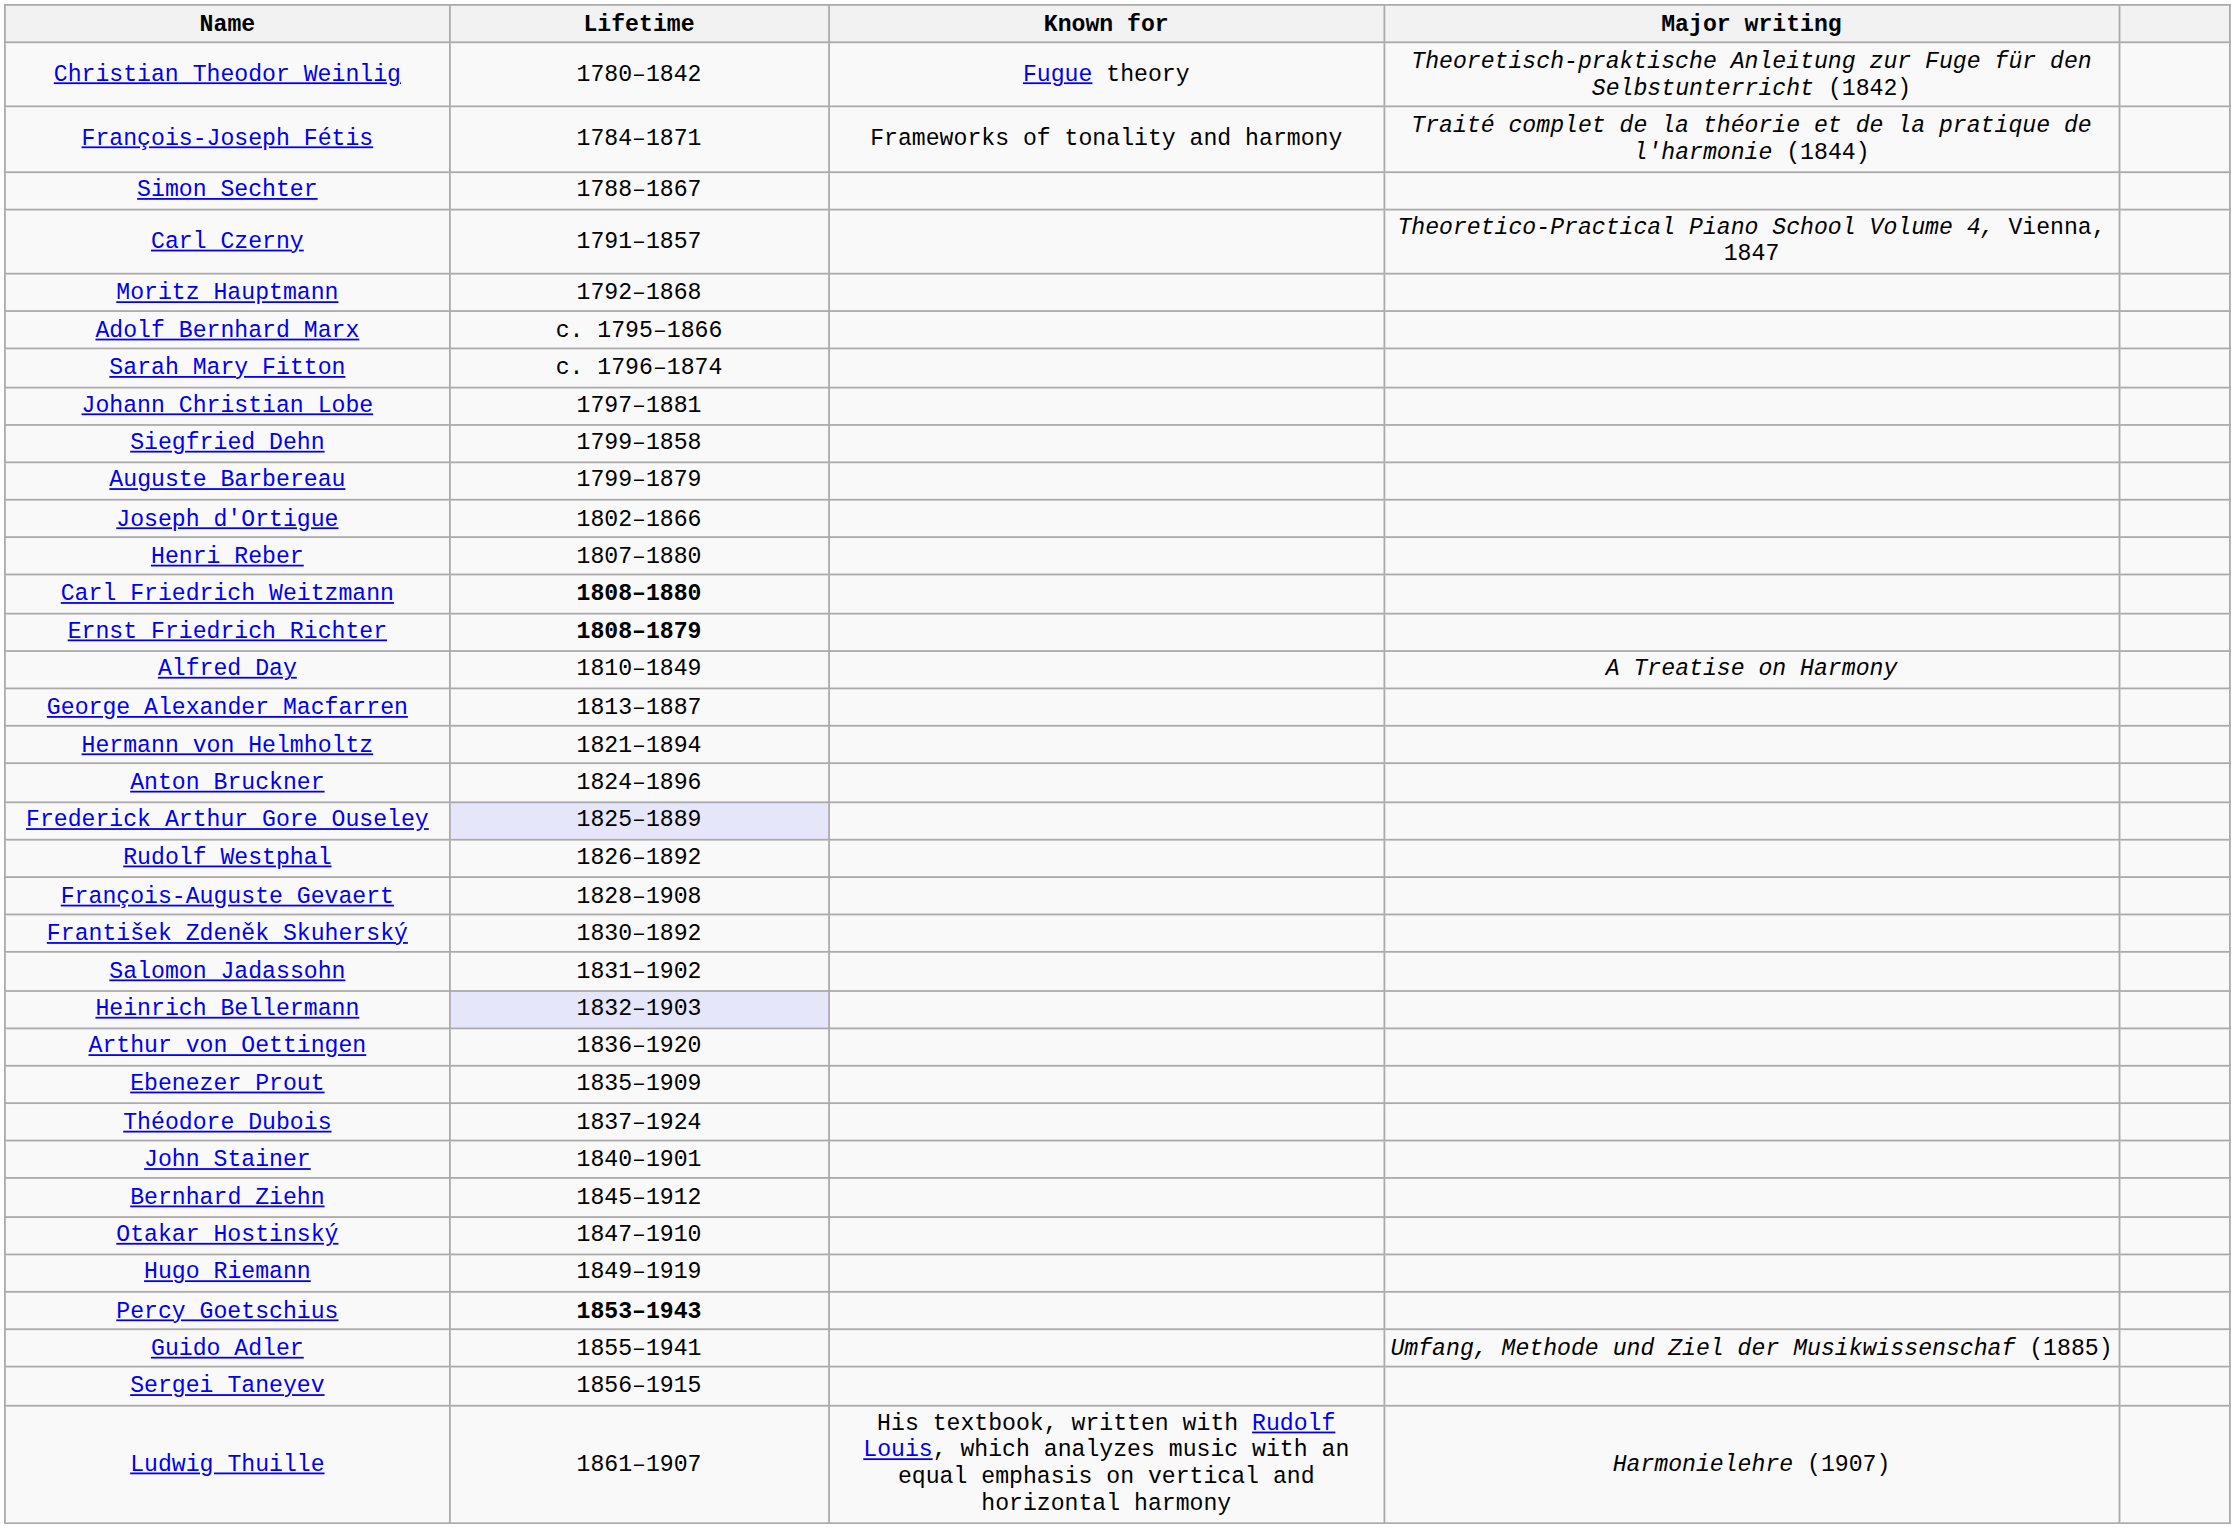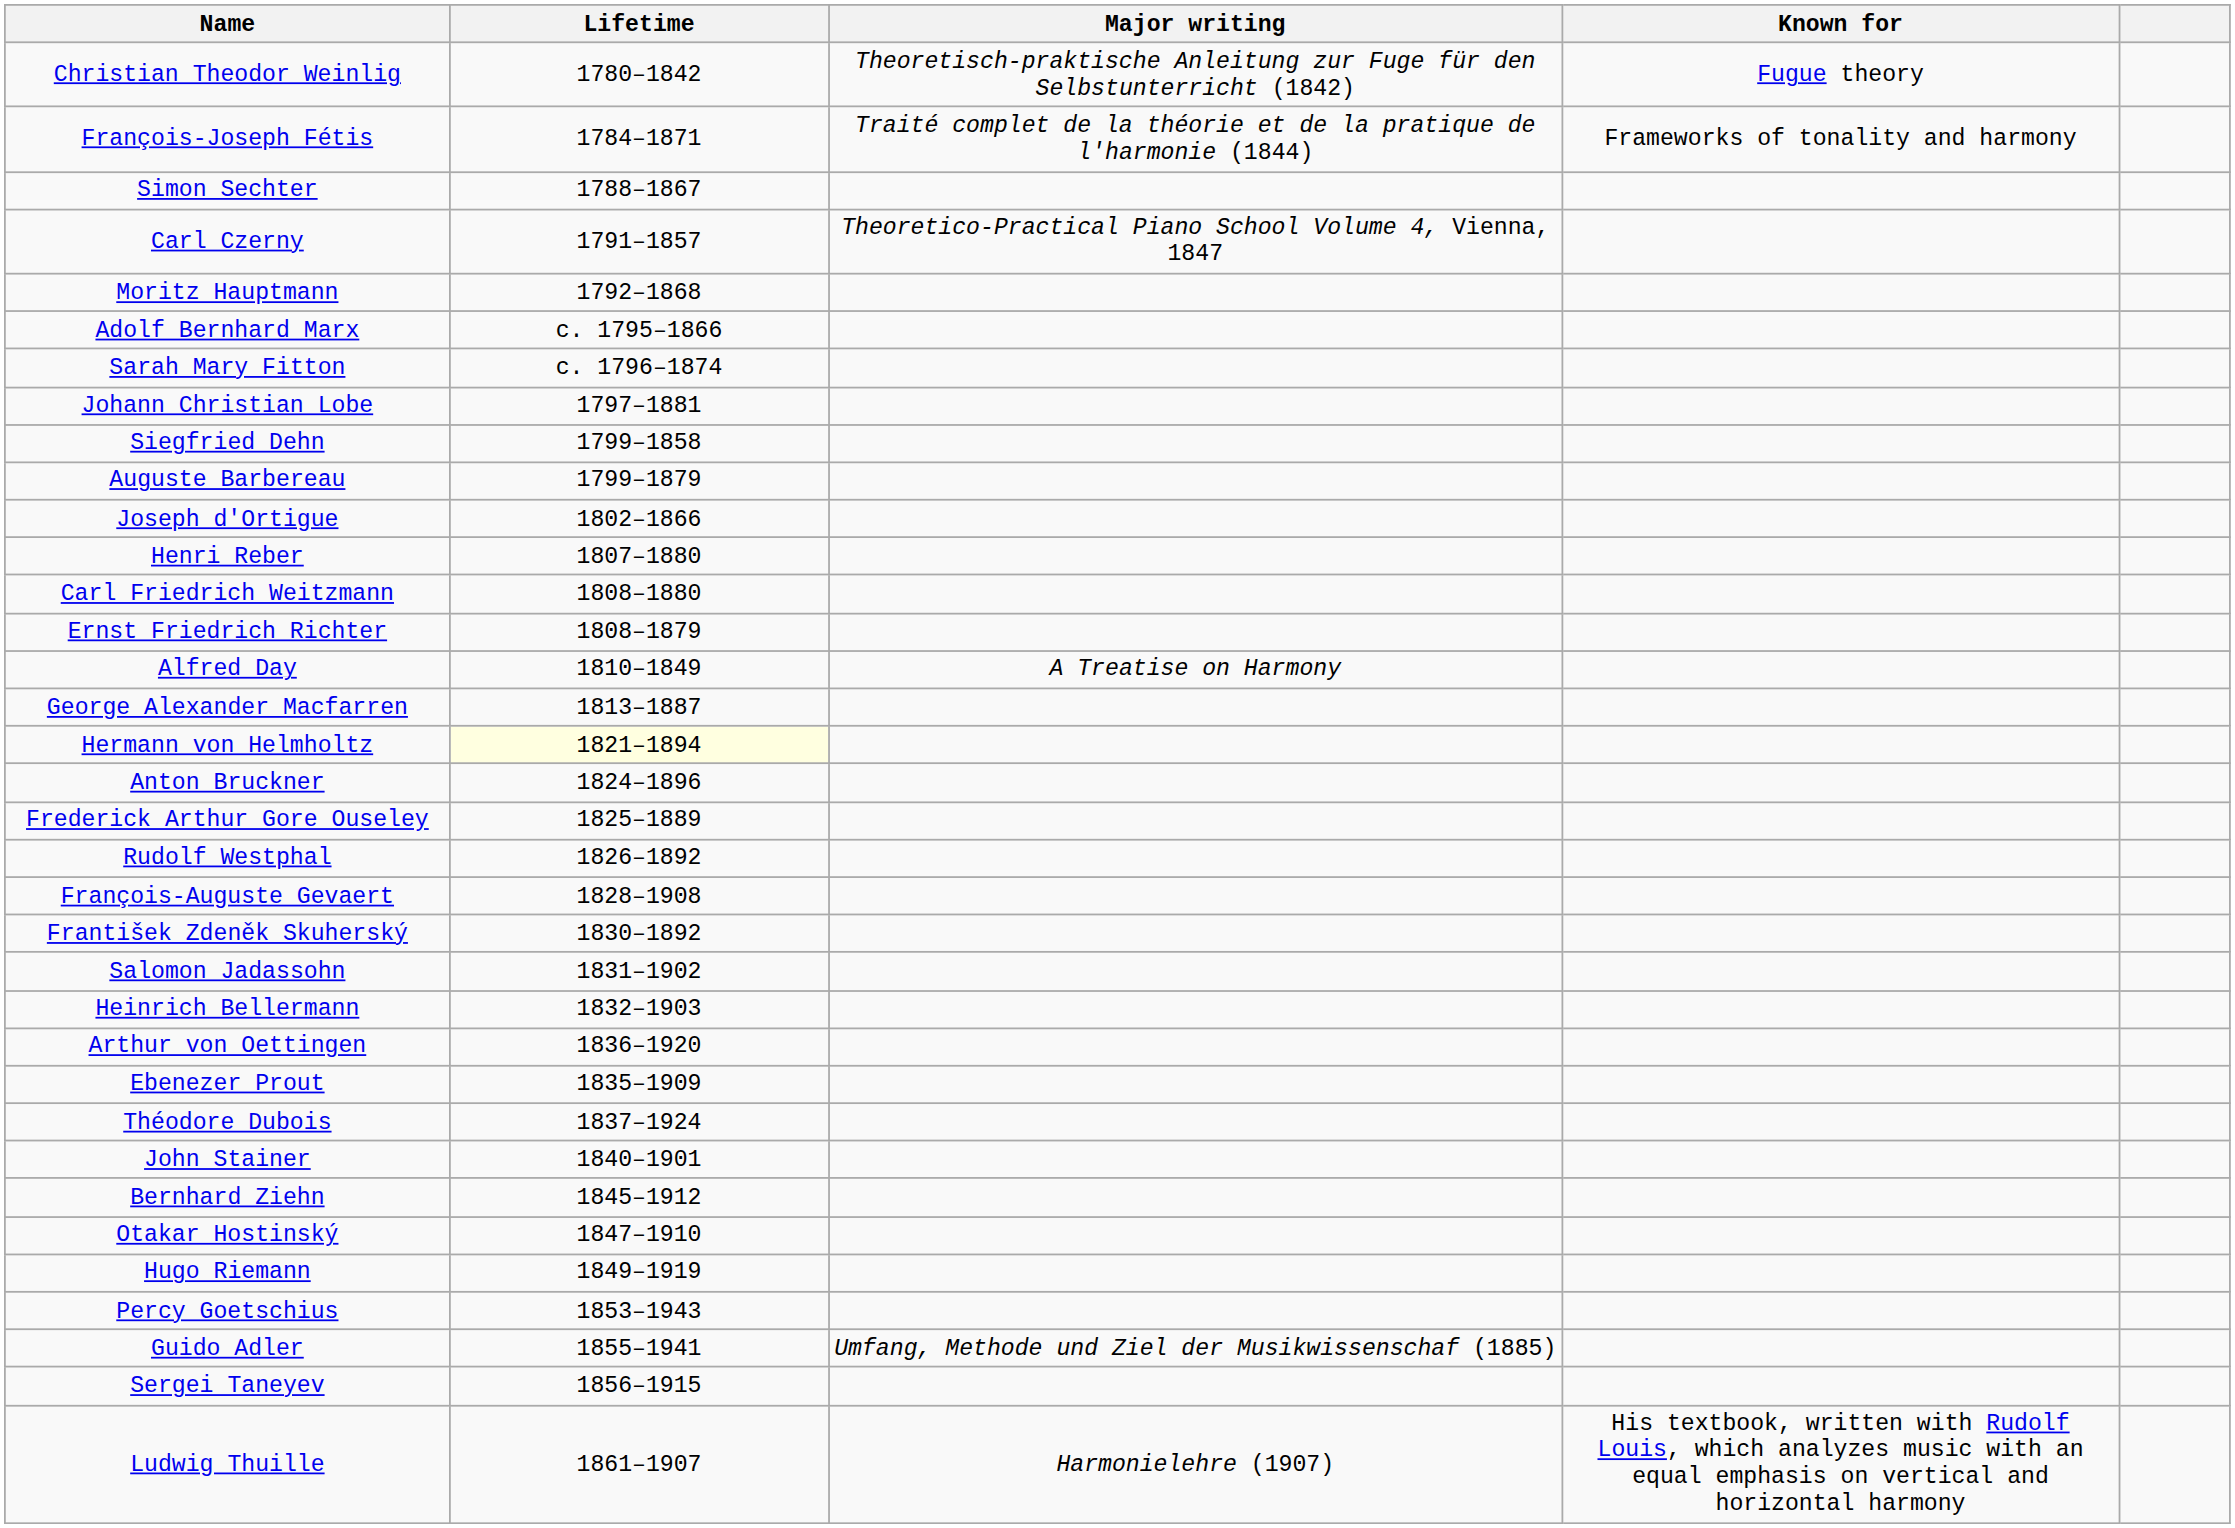columns swapped: (1752, 24) <-> (1106, 24)
(639, 594) bold -> (639, 594) normal
(639, 632) bold -> (639, 632) normal
(639, 745) no background -> (639, 745) lightyellow background
(639, 820) lavender background -> (639, 820) no background
(639, 1009) lavender background -> (639, 1009) no background
(639, 1311) bold -> (639, 1311) normal
